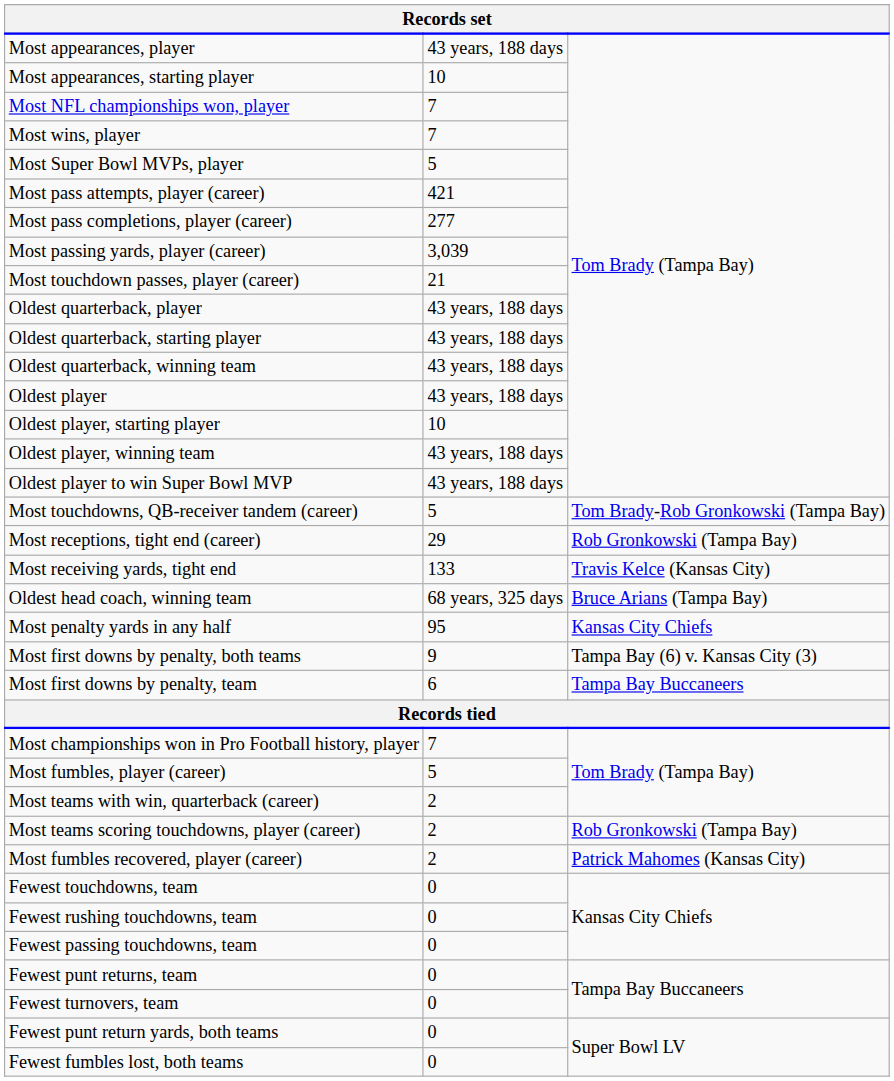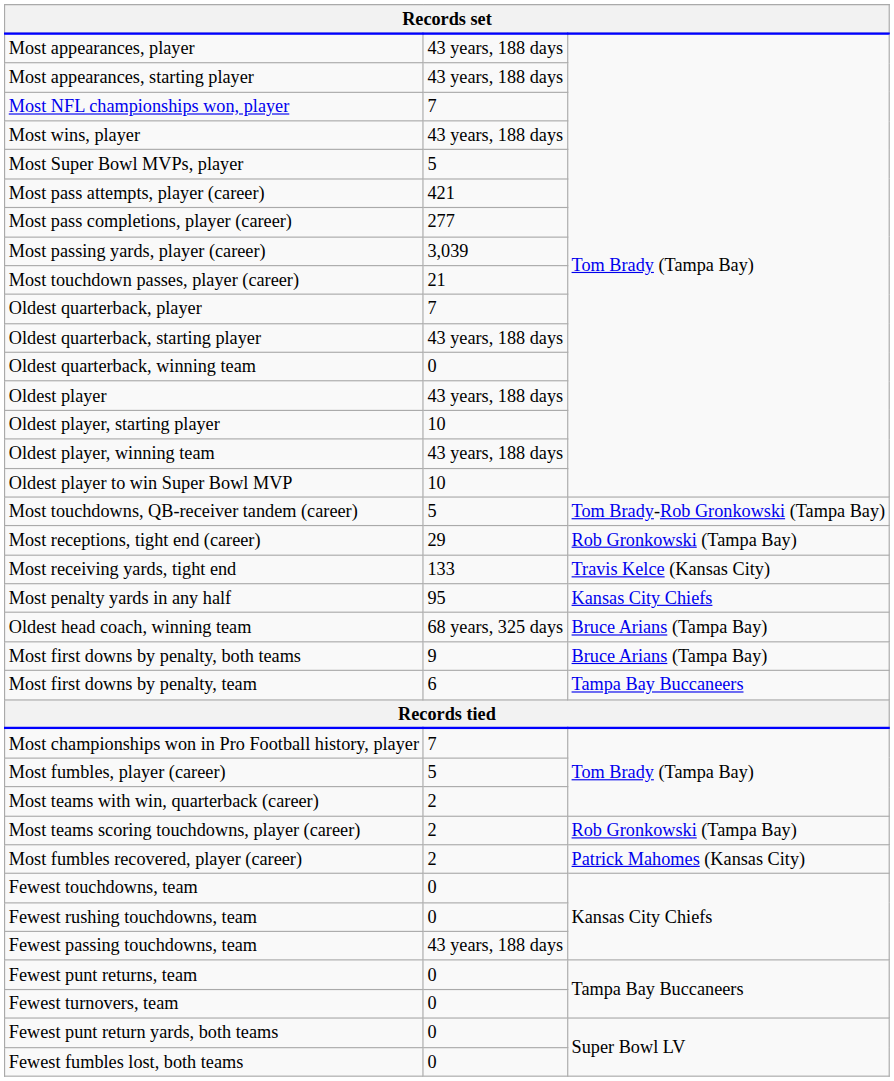(437, 77) 10 -> (495, 77) 43 years, 188 days
(432, 135) 7 -> (495, 135) 43 years, 188 days
(495, 308) 43 years, 188 days -> (432, 308) 7
(495, 366) 43 years, 188 days -> (432, 366) 0
(495, 482) 43 years, 188 days -> (437, 482) 10
rows swapped: (130, 598) <-> (120, 627)
(694, 655) Tampa Bay (6) v. Kansas City (3) -> (669, 655) Bruce Arians (Tampa Bay)
(432, 945) 0 -> (495, 945) 43 years, 188 days
